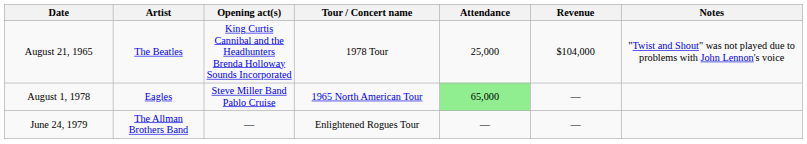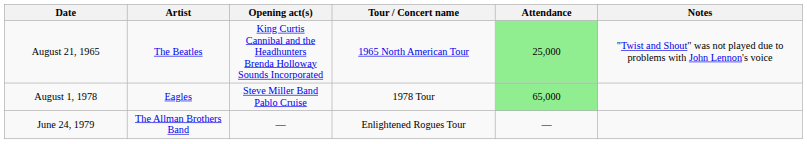- column: (576, 12)
(367, 51) 1978 Tour -> (414, 51) 1965 North American Tour
(485, 51) no background -> (547, 51) lightgreen background
(367, 96) 1965 North American Tour -> (414, 96) 1978 Tour
